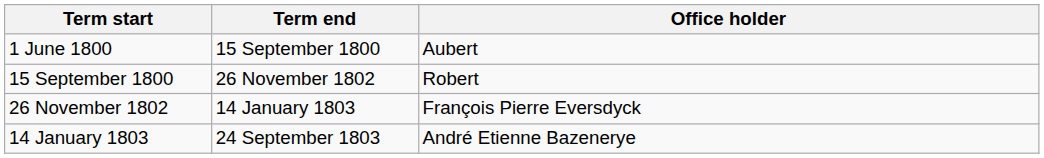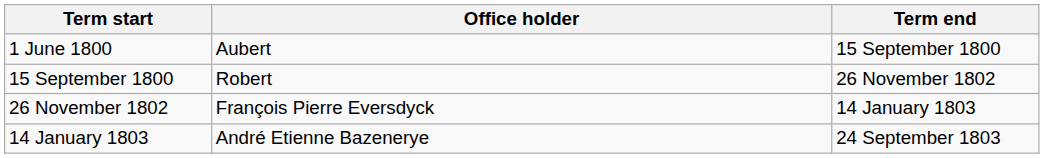columns swapped: (315, 19) <-> (728, 19)
